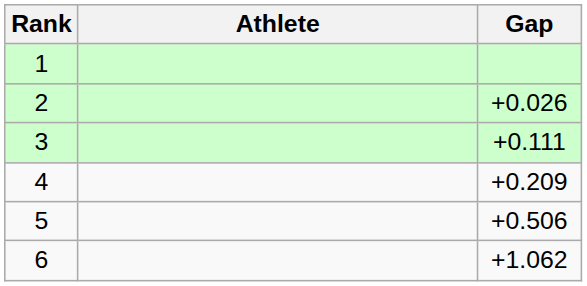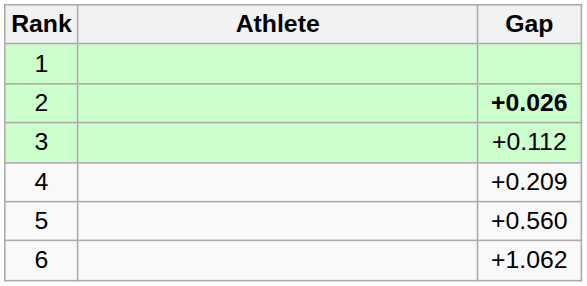(529, 102) normal -> (529, 102) bold
(529, 142) +0.111 -> (529, 142) +0.112
(529, 220) +0.506 -> (529, 220) +0.560
